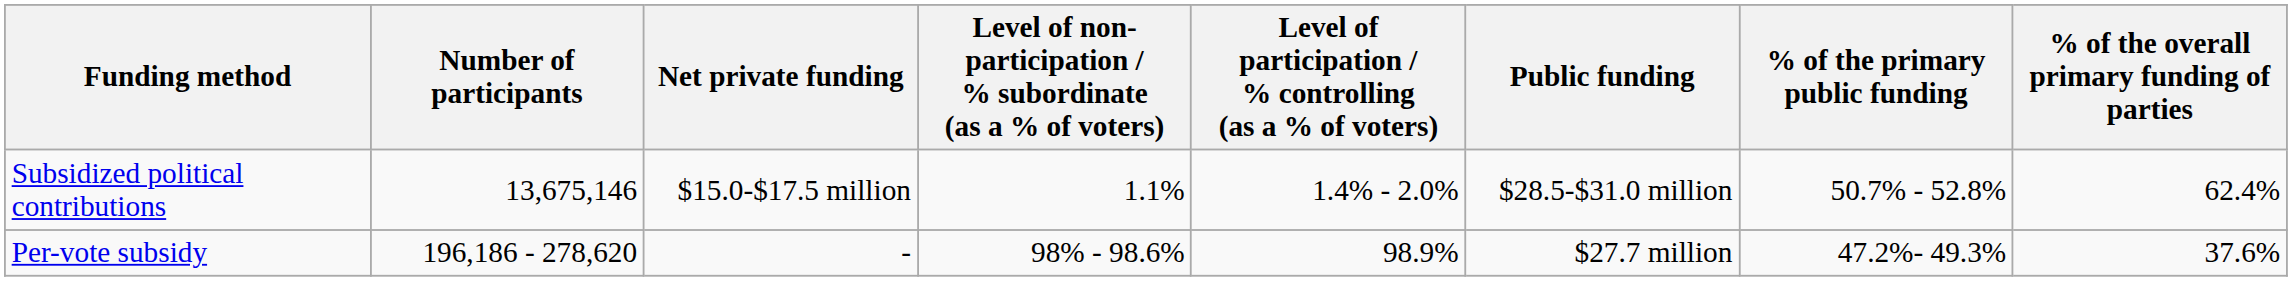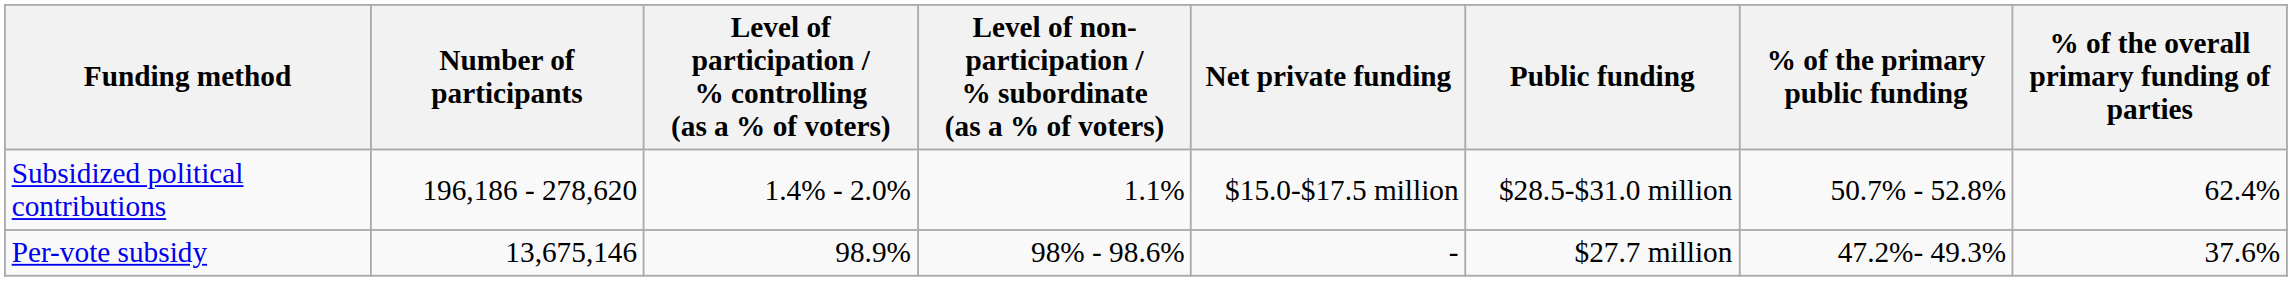columns swapped: (1328, 77) <-> (781, 77)
(571, 189) 13,675,146 -> (530, 189) 196,186 - 278,620
(530, 252) 196,186 - 278,620 -> (571, 252) 13,675,146
